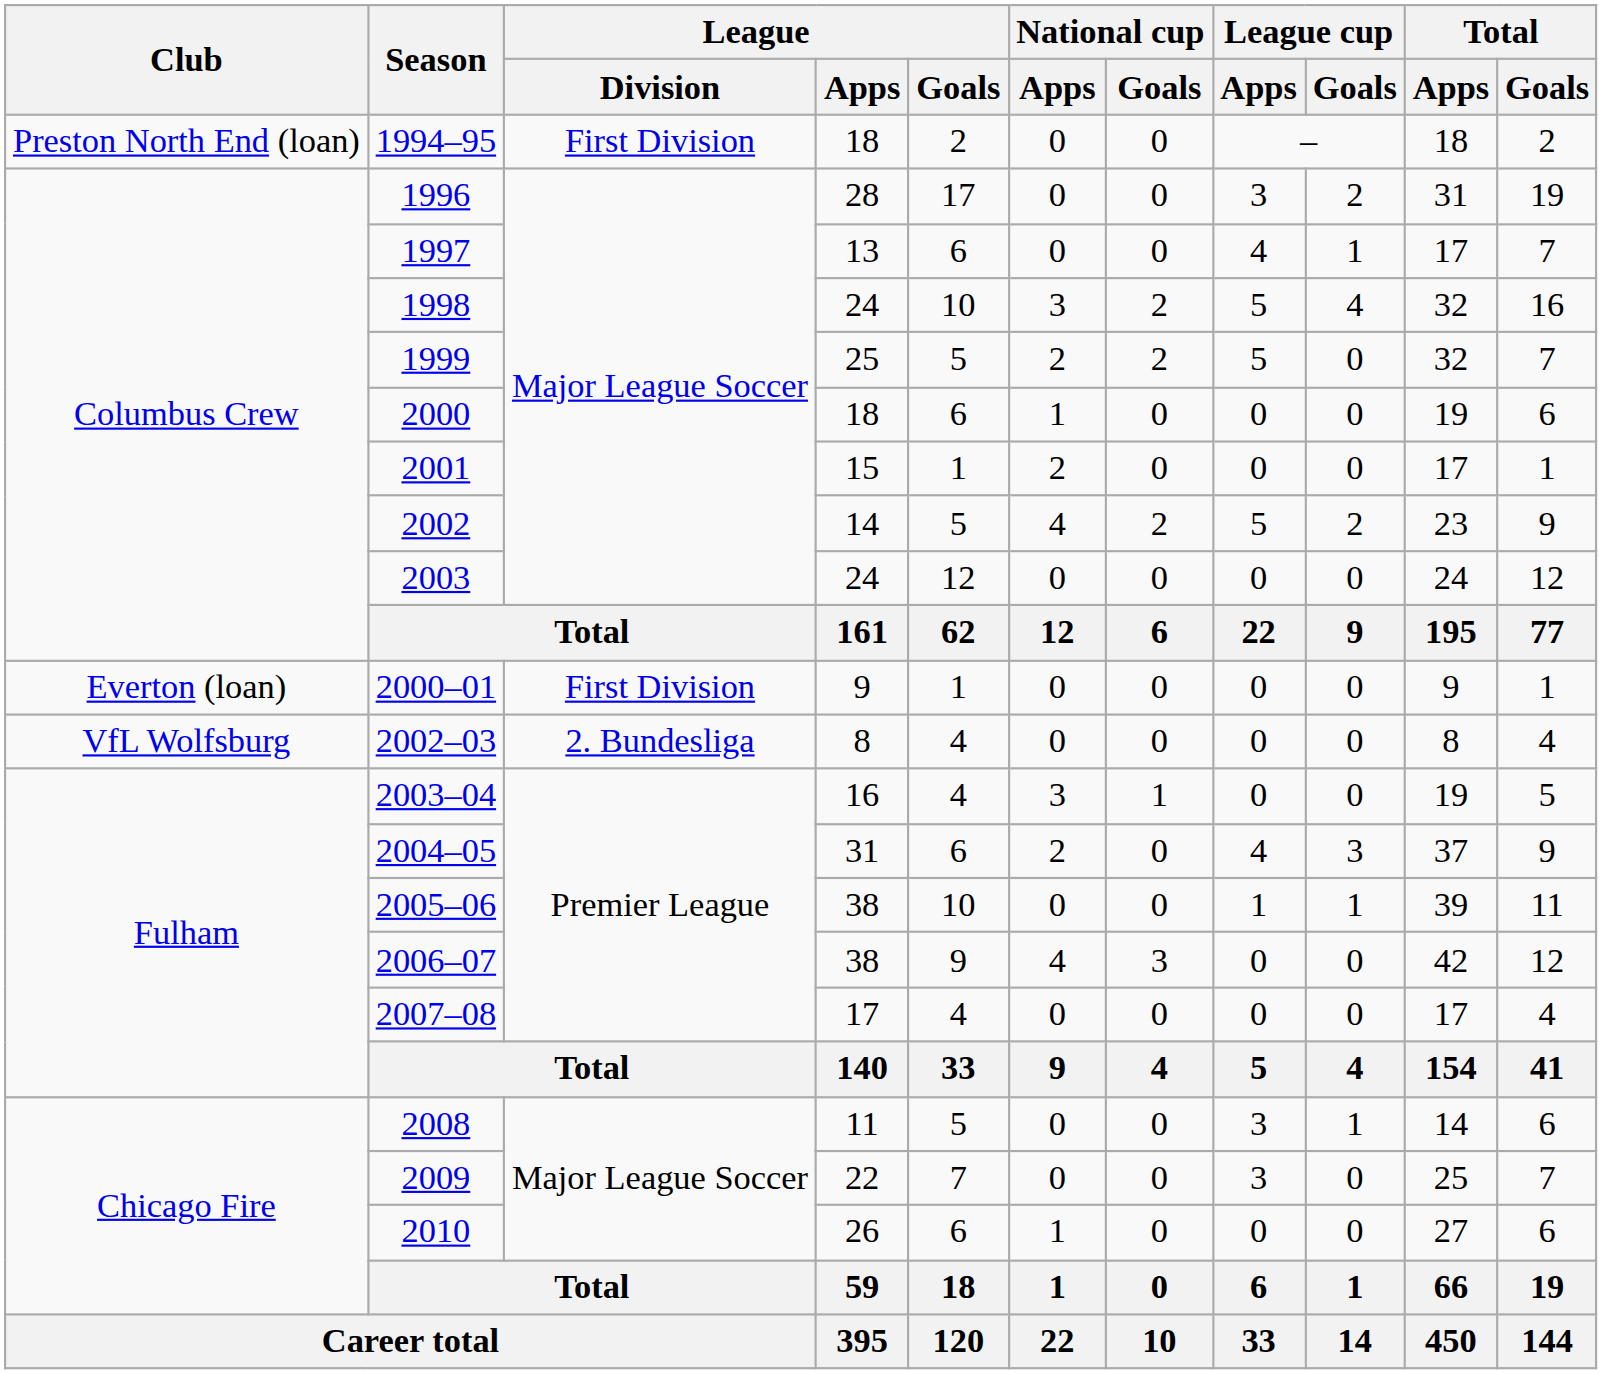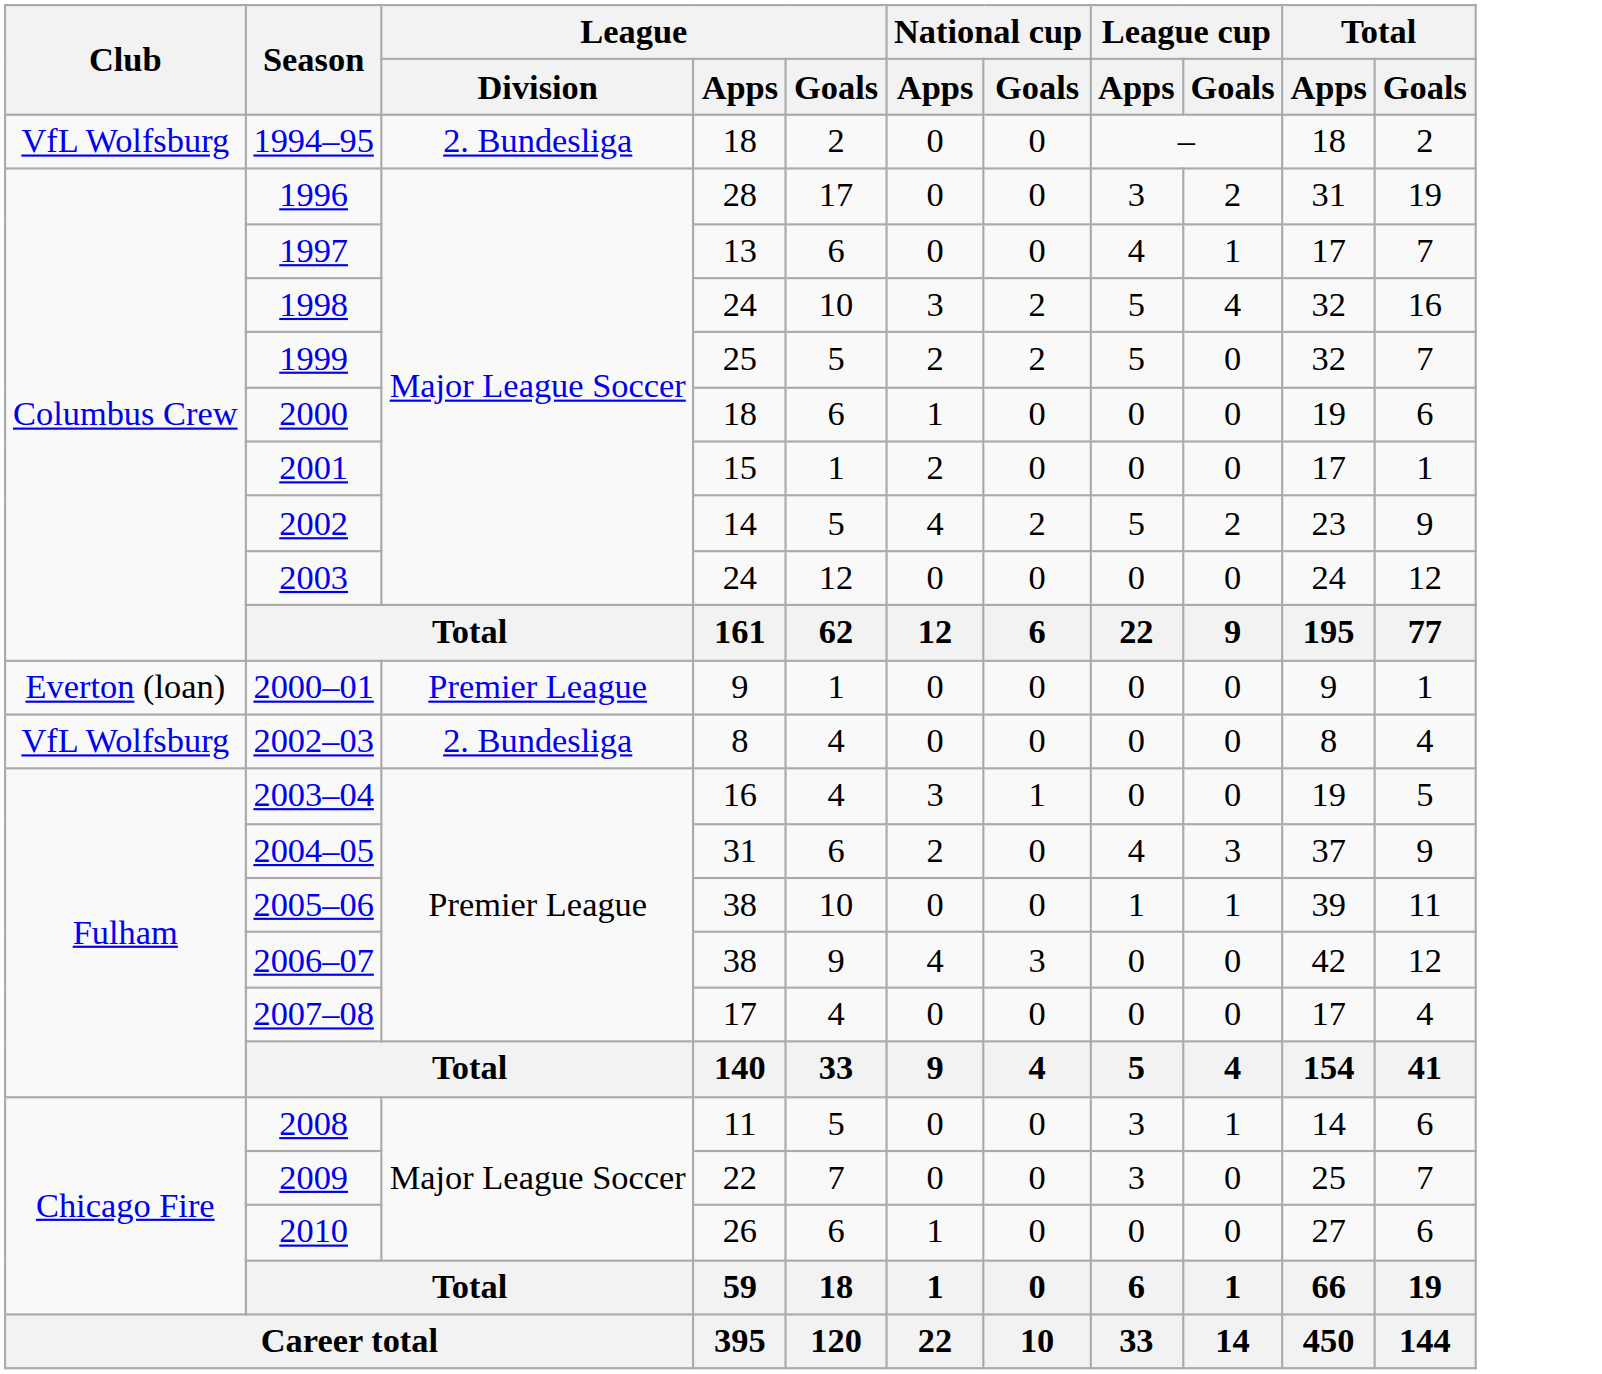(186, 140) Preston North End (loan) -> (125, 140) VfL Wolfsburg
(660, 140) First Division -> (538, 140) 2. Bundesliga
(660, 686) First Division -> (538, 686) Premier League
